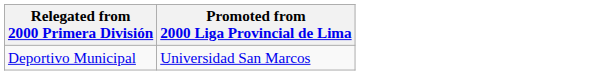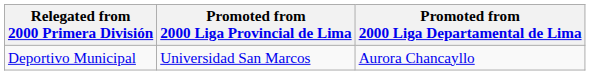+ column: (470, 25)
